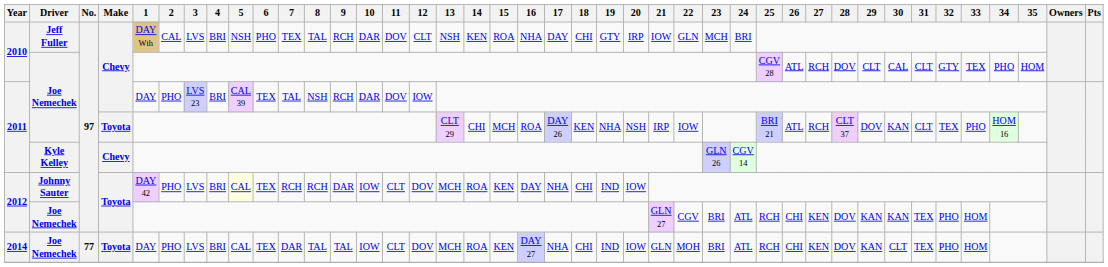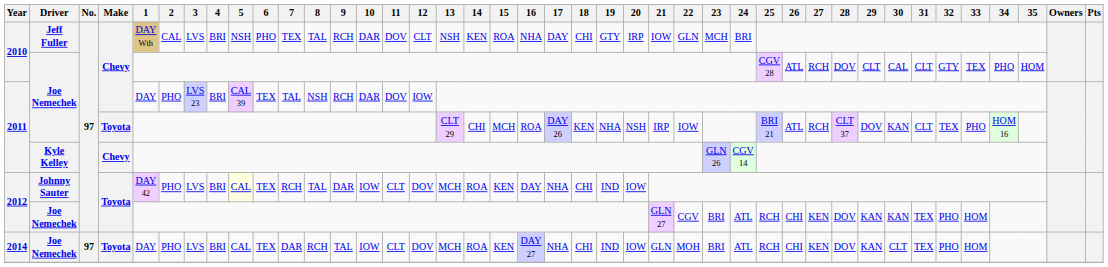(317, 187) RCH -> (317, 187) TAL
(89, 247) 77 -> (89, 247) 97
(317, 247) TAL -> (317, 247) RCH
